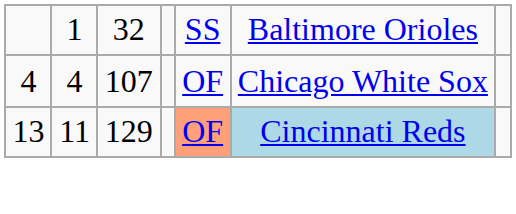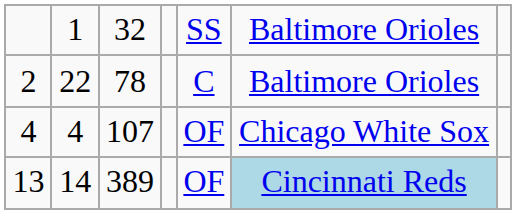+ row: (28, 80)
(75, 131) 11 -> (75, 182) 14
(129, 131) 129 -> (130, 182) 389
(203, 131) lightsalmon background -> (204, 182) no background
